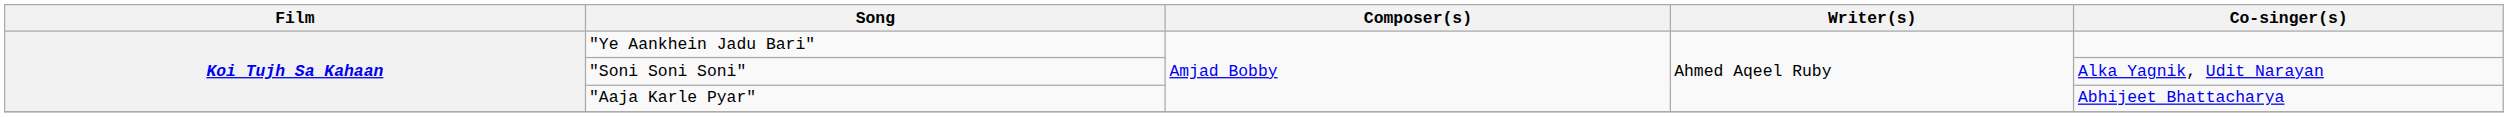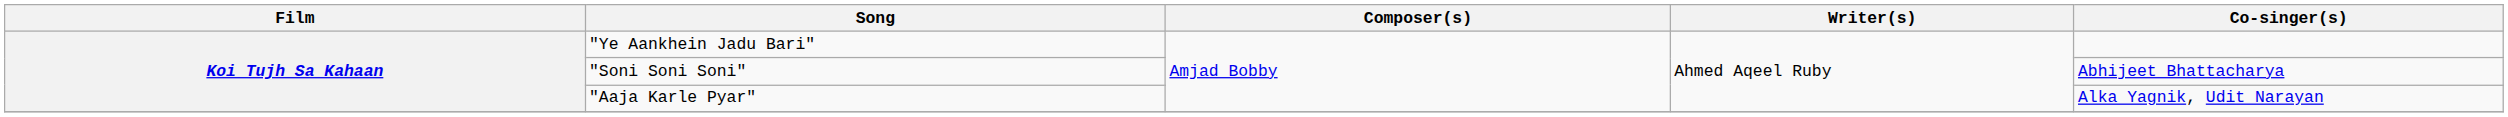(2201, 71) Alka Yagnik, Udit Narayan -> (2181, 71) Abhijeet Bhattacharya
(2181, 98) Abhijeet Bhattacharya -> (2201, 98) Alka Yagnik, Udit Narayan
